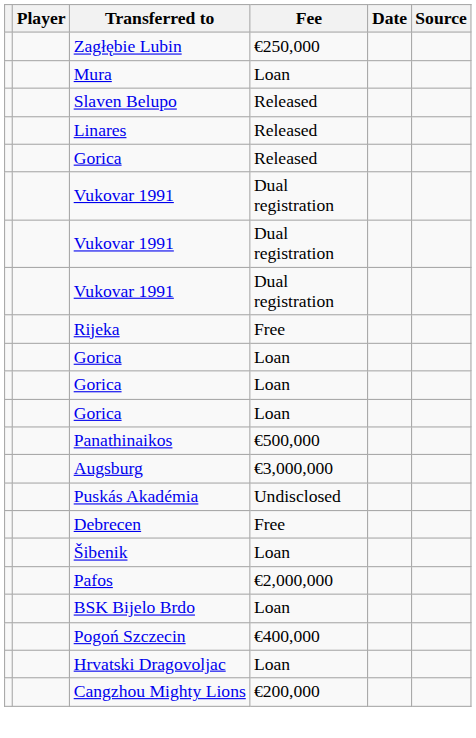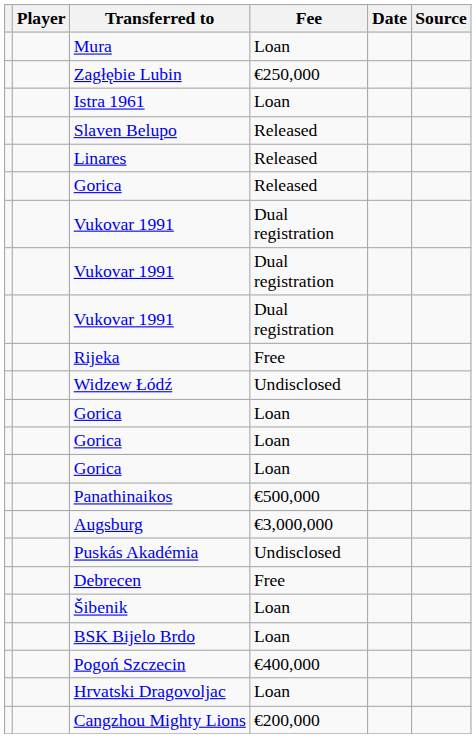rows swapped: (93, 74) <-> (128, 46)
+ row: (109, 102)
+ row: (123, 384)
- row: (93, 580)
